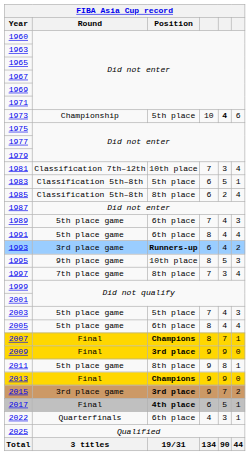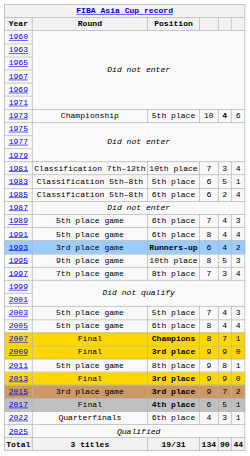(174, 195) 8th place -> (174, 195) 6th place
(174, 379) Champions -> (174, 379) 3rd place
